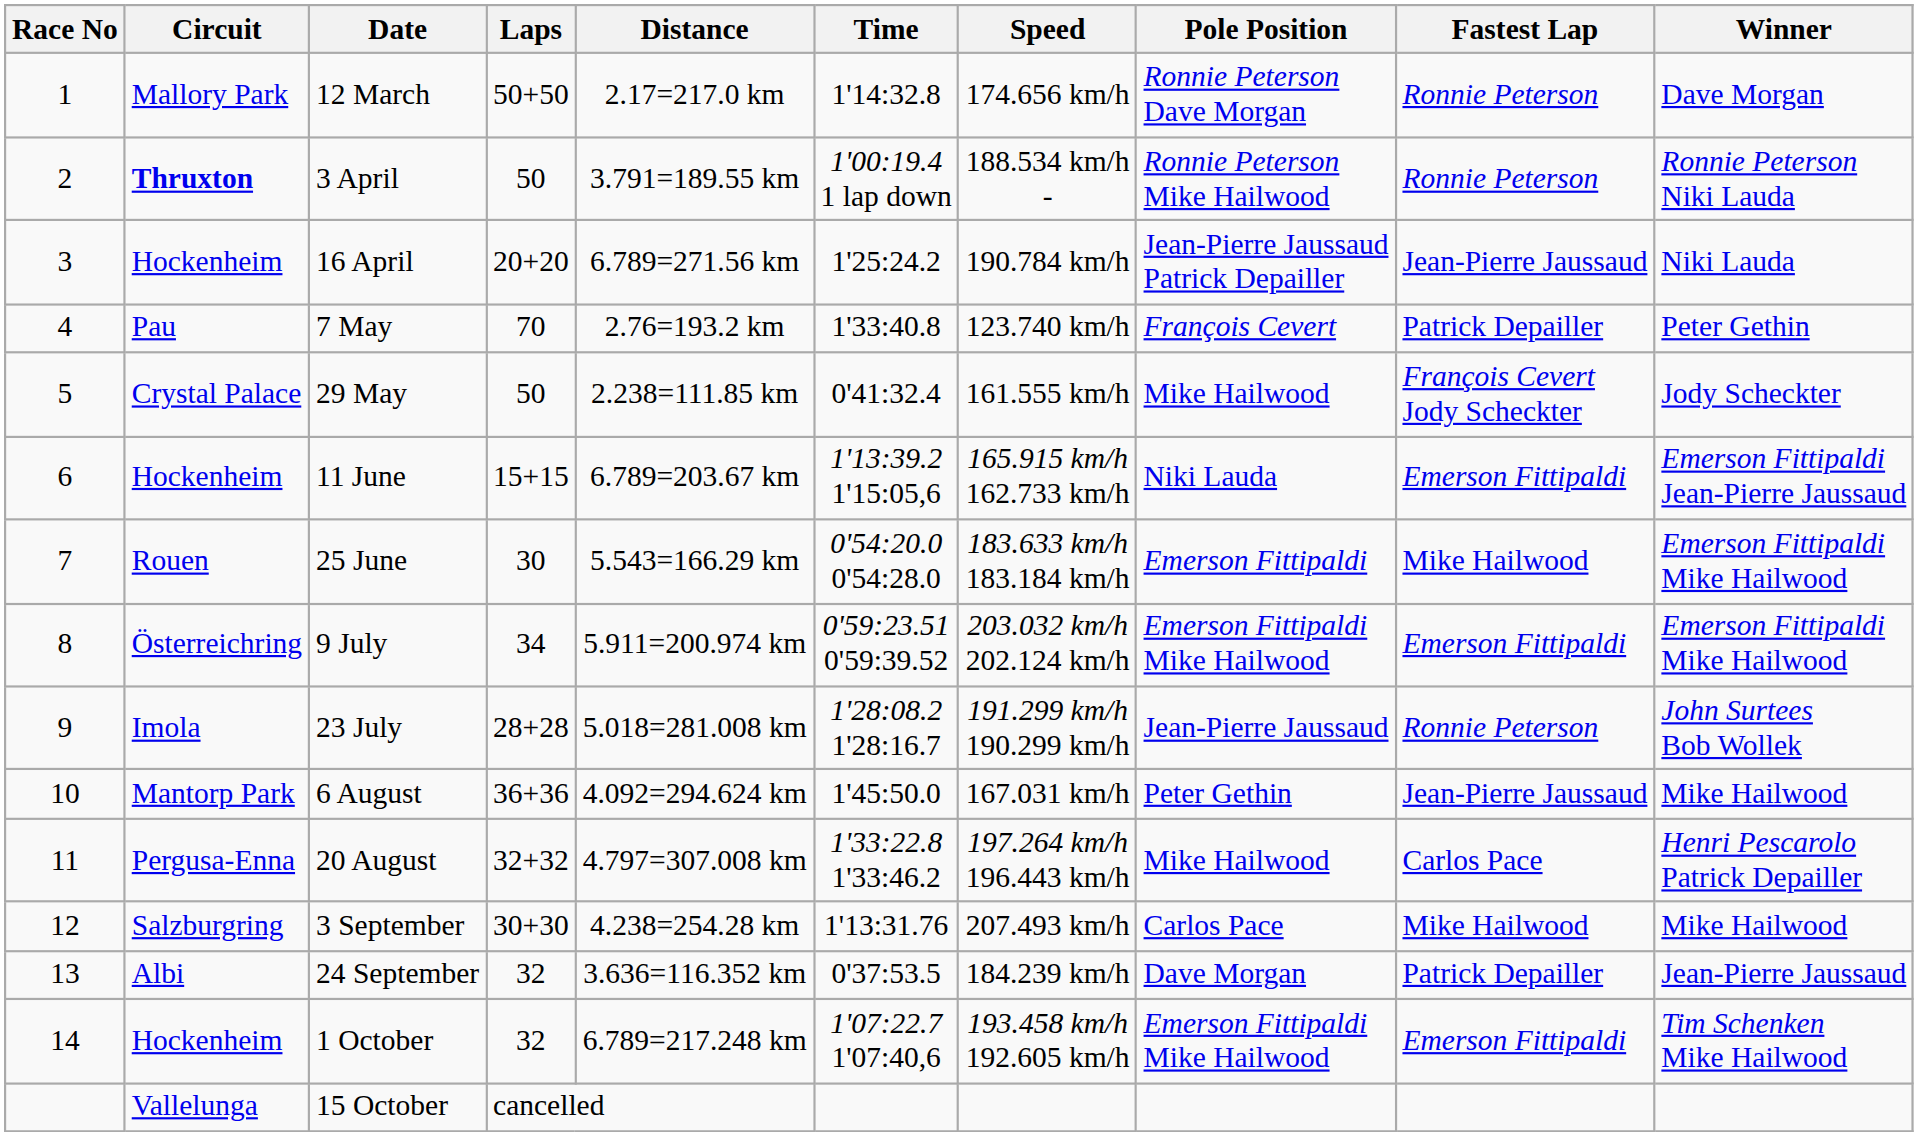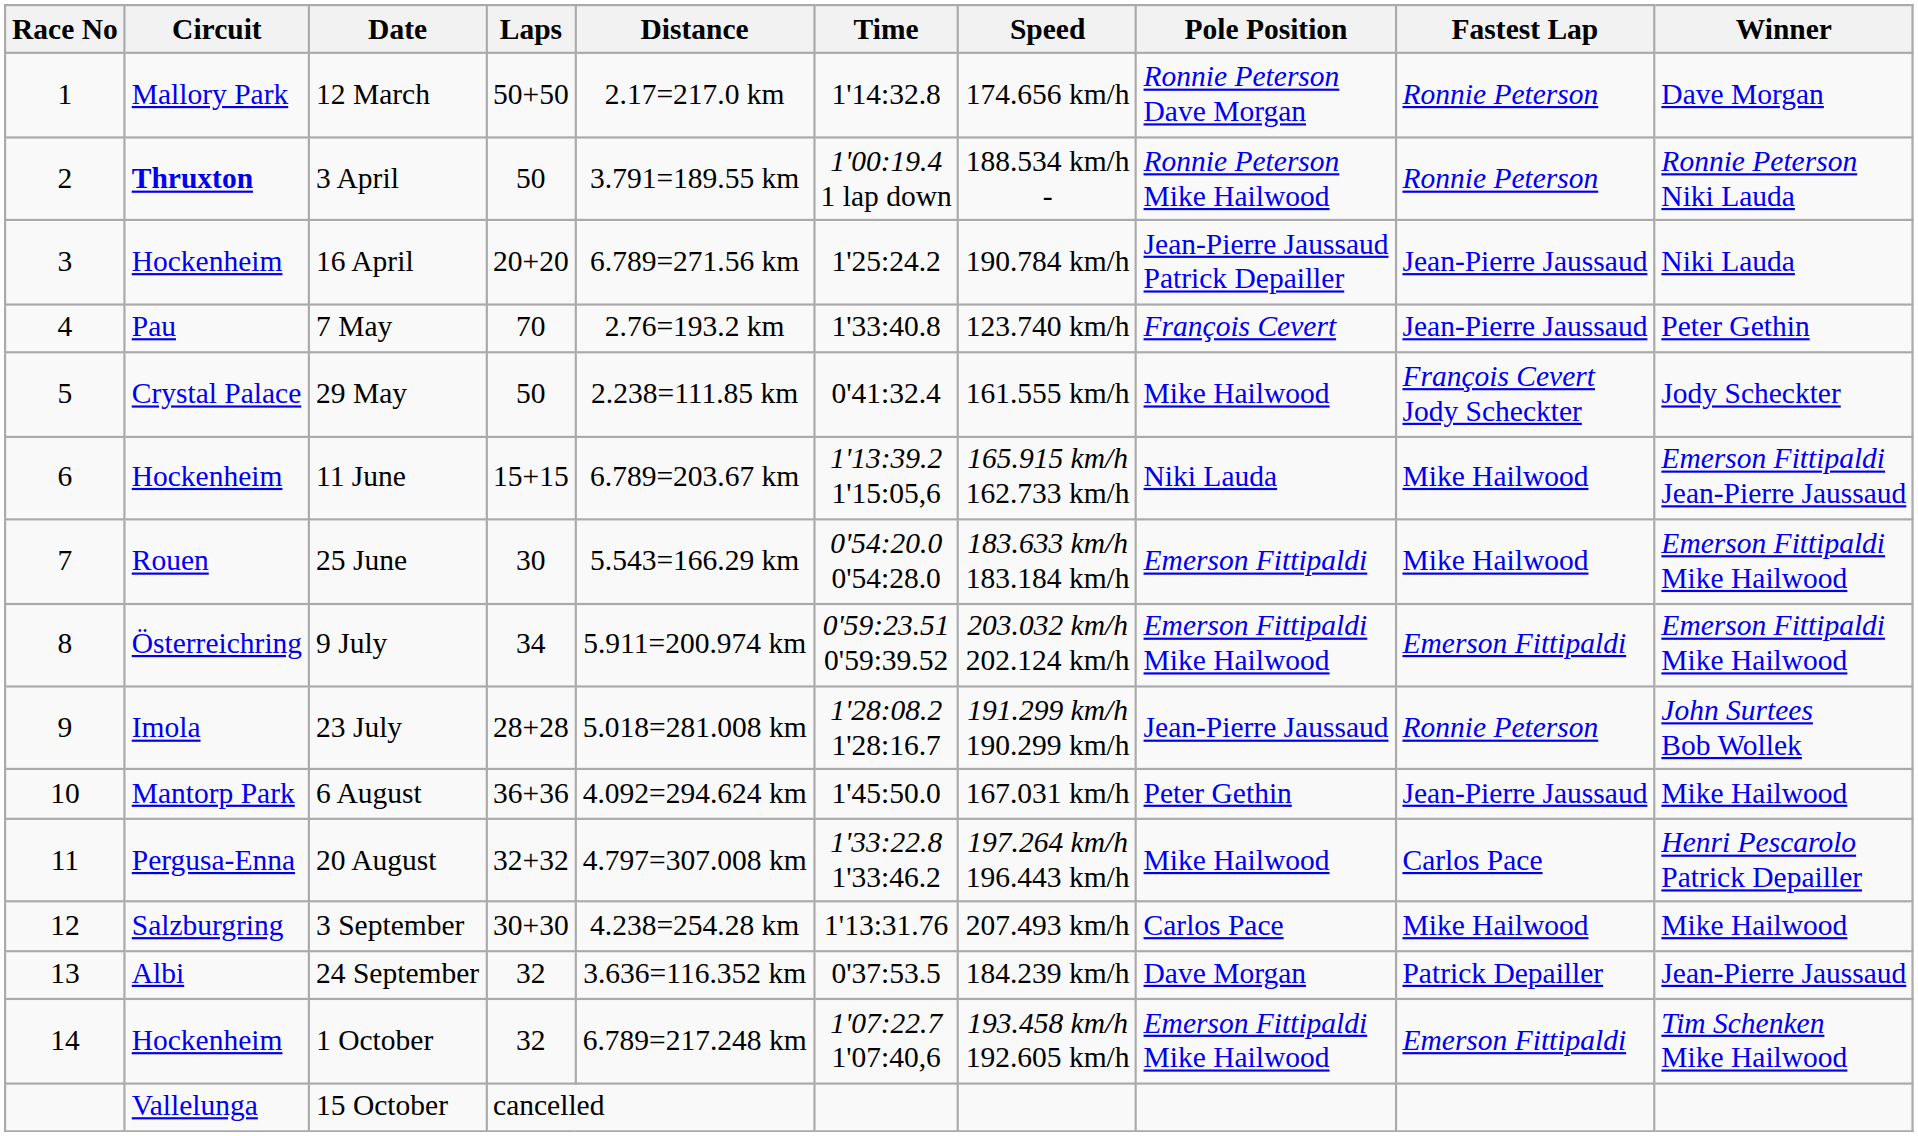(1503, 327) Patrick Depailler -> (1525, 327) Jean-Pierre Jaussaud
(1514, 476) Emerson Fittipaldi -> (1495, 476) Mike Hailwood
